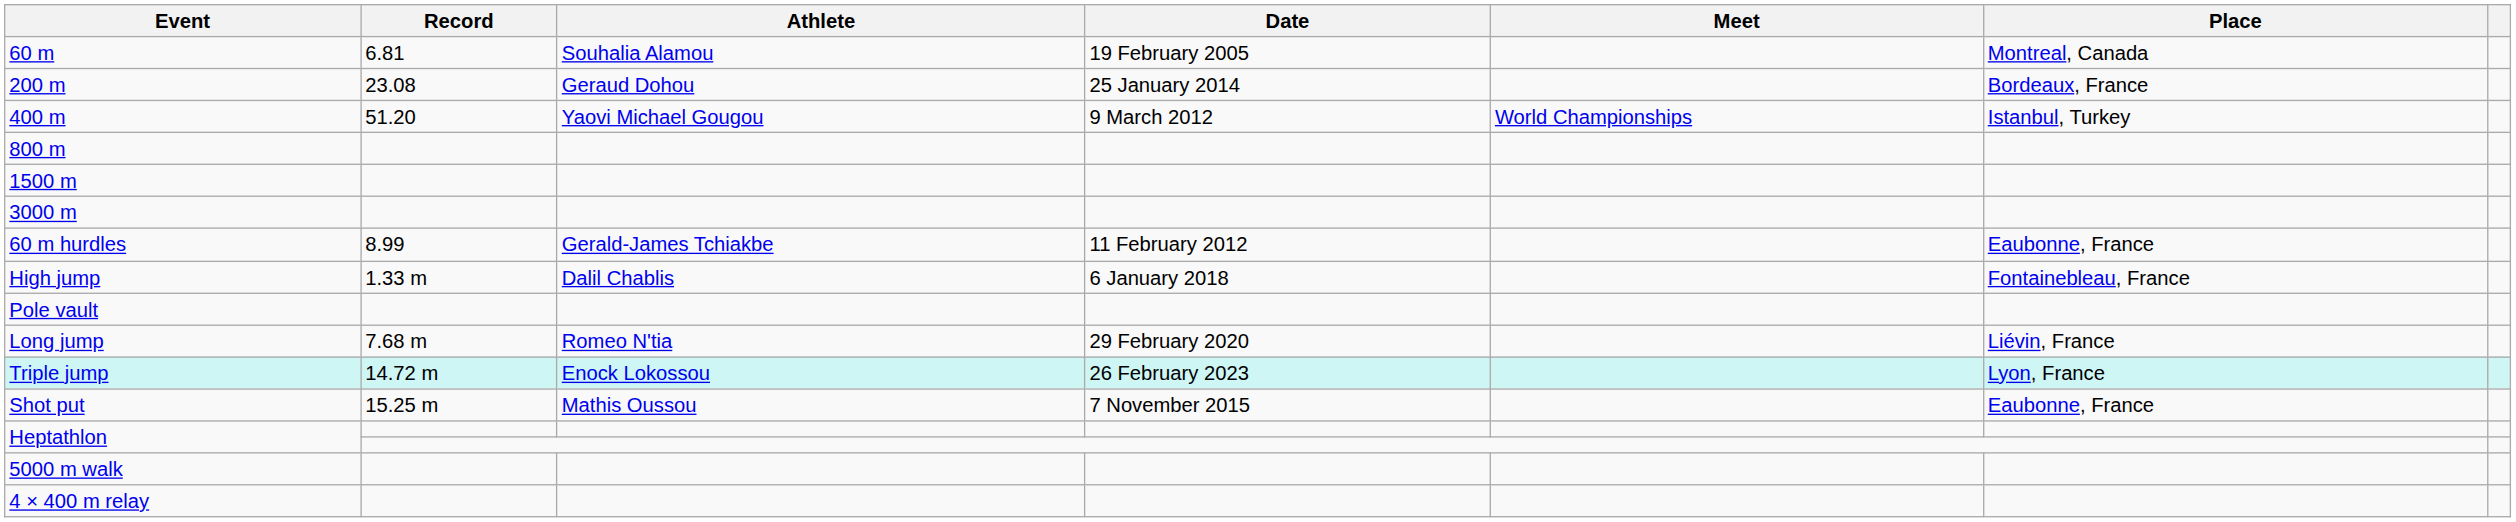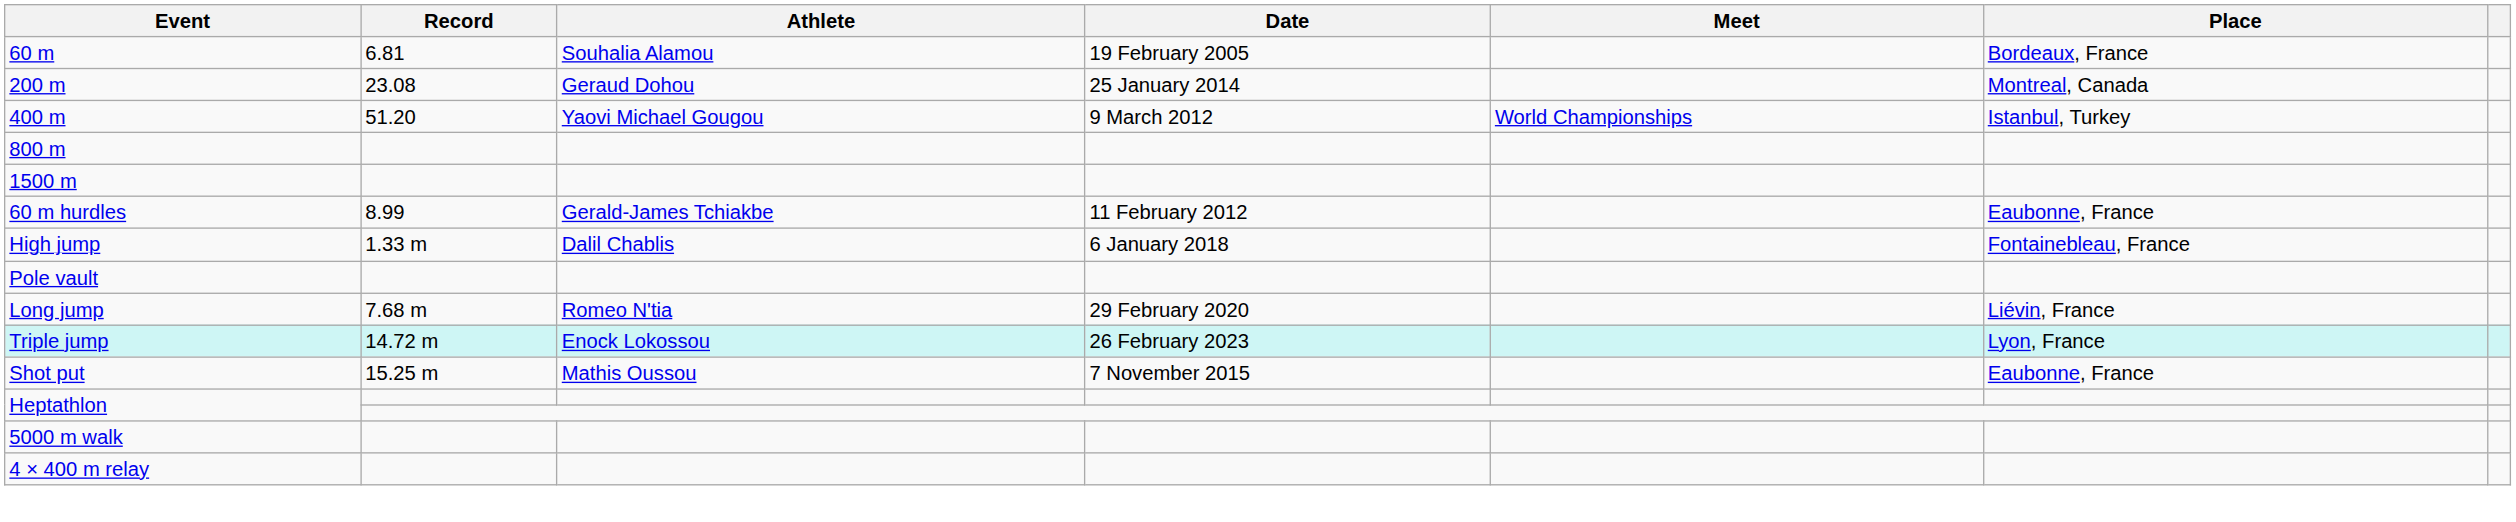(2068, 53) Montreal, Canada -> (2068, 53) Bordeaux, France
(2068, 85) Bordeaux, France -> (2068, 85) Montreal, Canada
- row: (43, 213)
